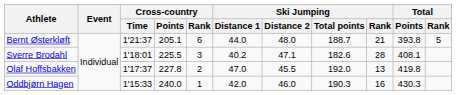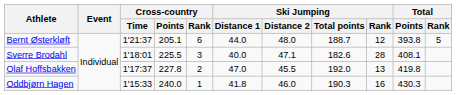(380, 41) 21 -> (380, 41) 12
(237, 55) 40.2 -> (237, 55) 40.0
(237, 84) 42.0 -> (237, 84) 41.8
